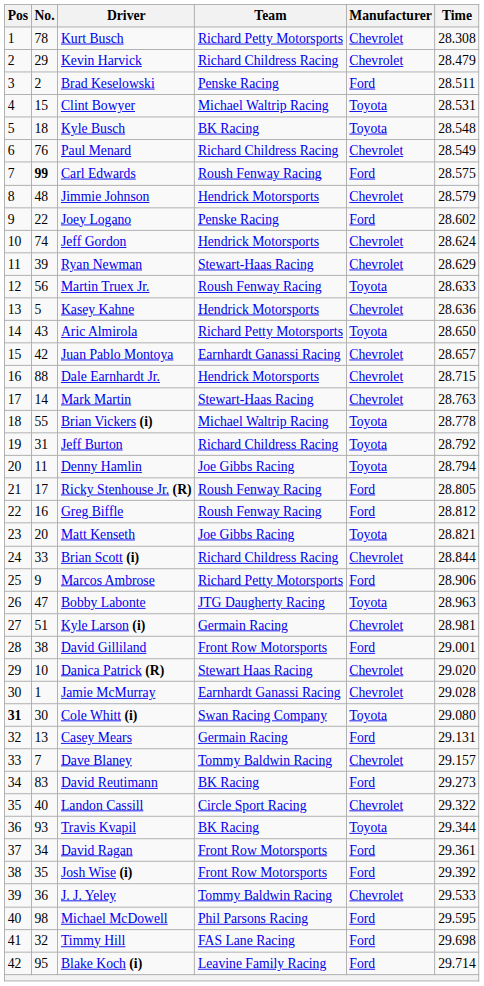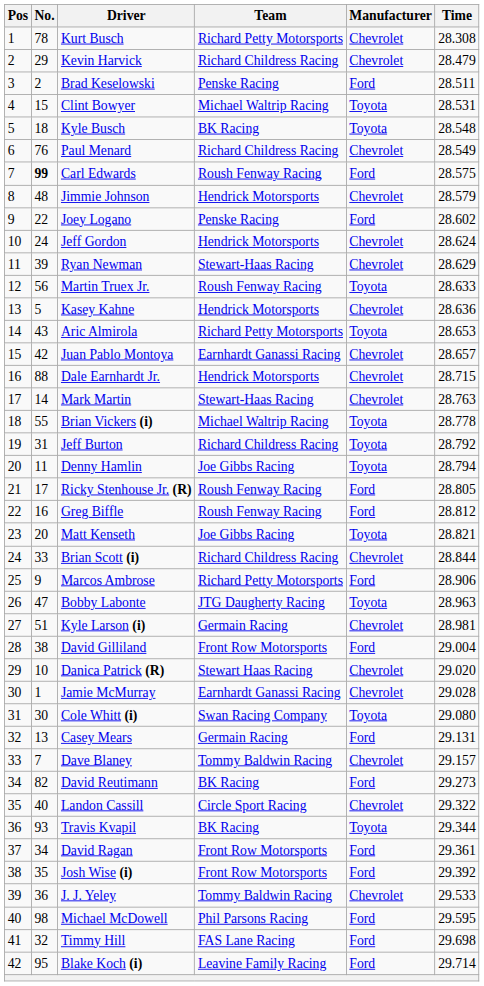(41, 241) 74 -> (41, 241) 24
(457, 331) 28.650 -> (457, 331) 28.653
(457, 647) 29.001 -> (457, 647) 29.004
(14, 715) bold -> (14, 715) normal
(41, 782) 83 -> (41, 782) 82
